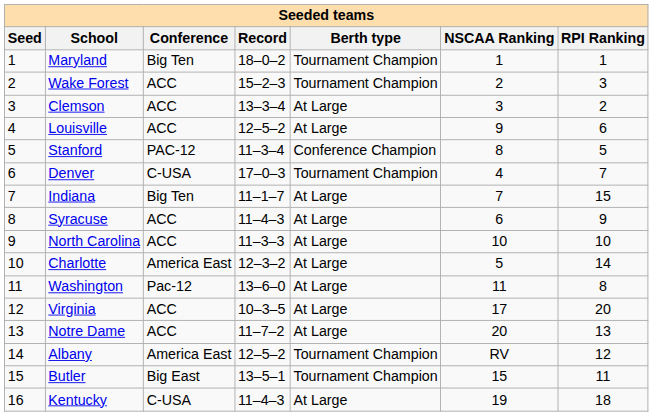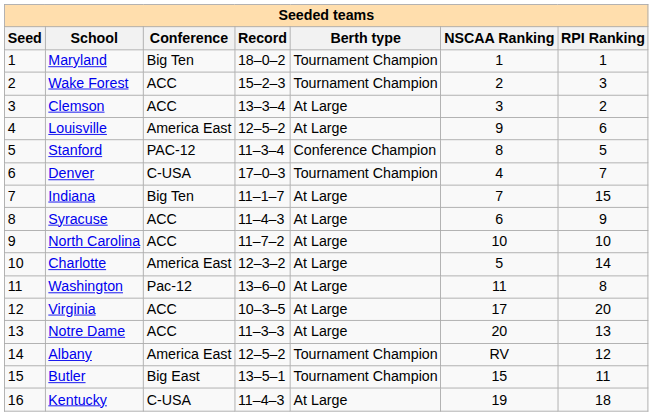(162, 128) ACC -> (189, 128) America East
(261, 241) 11–3–3 -> (261, 241) 11–7–2
(261, 331) 11–7–2 -> (261, 331) 11–3–3
